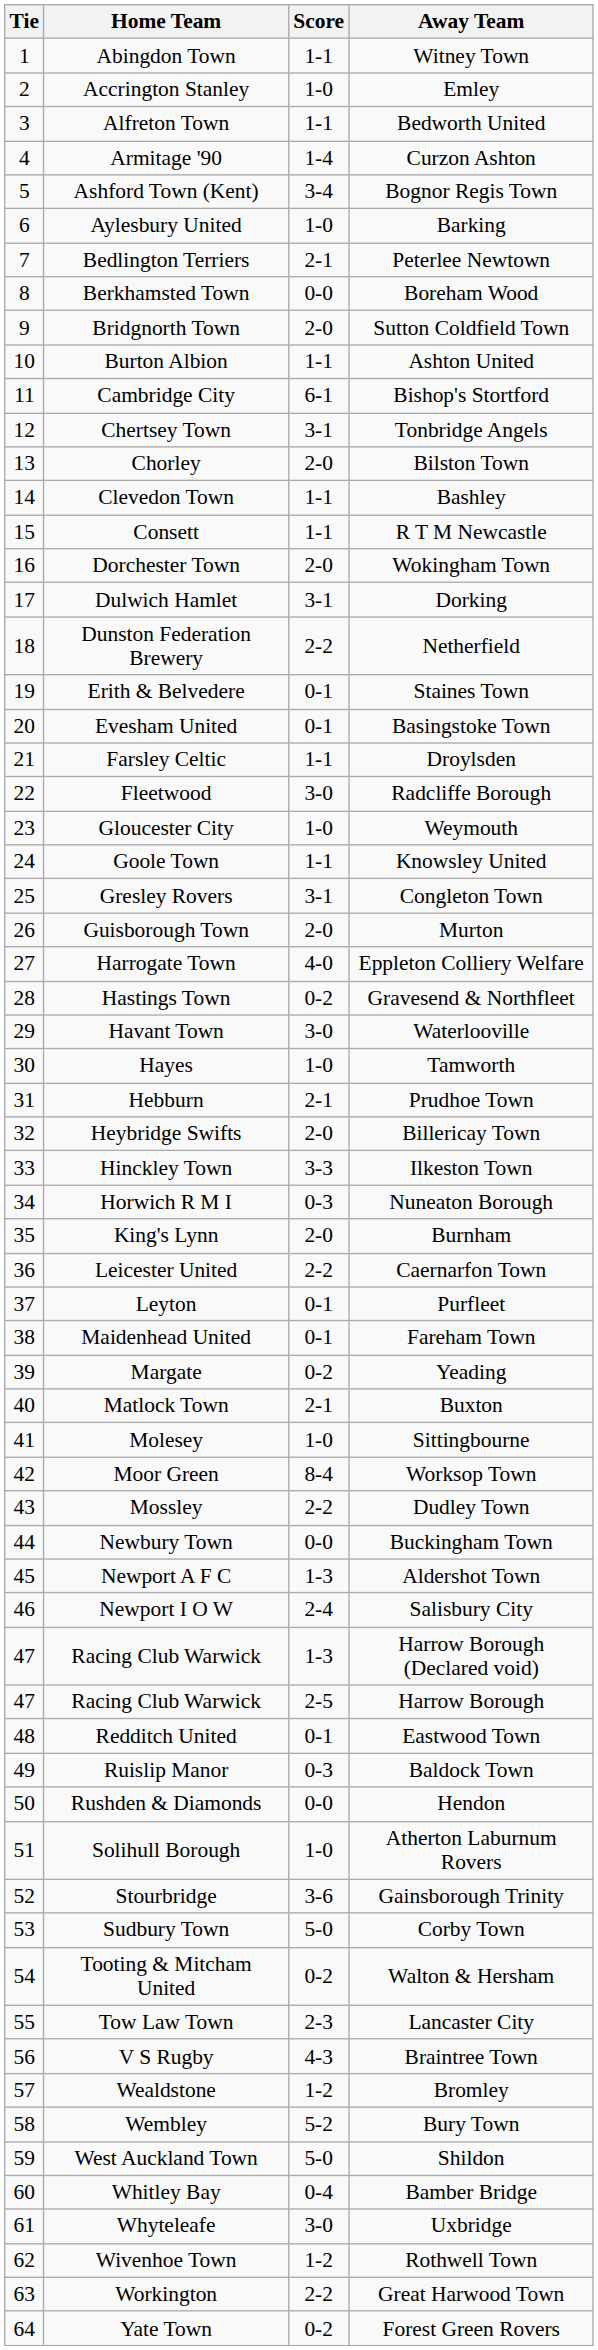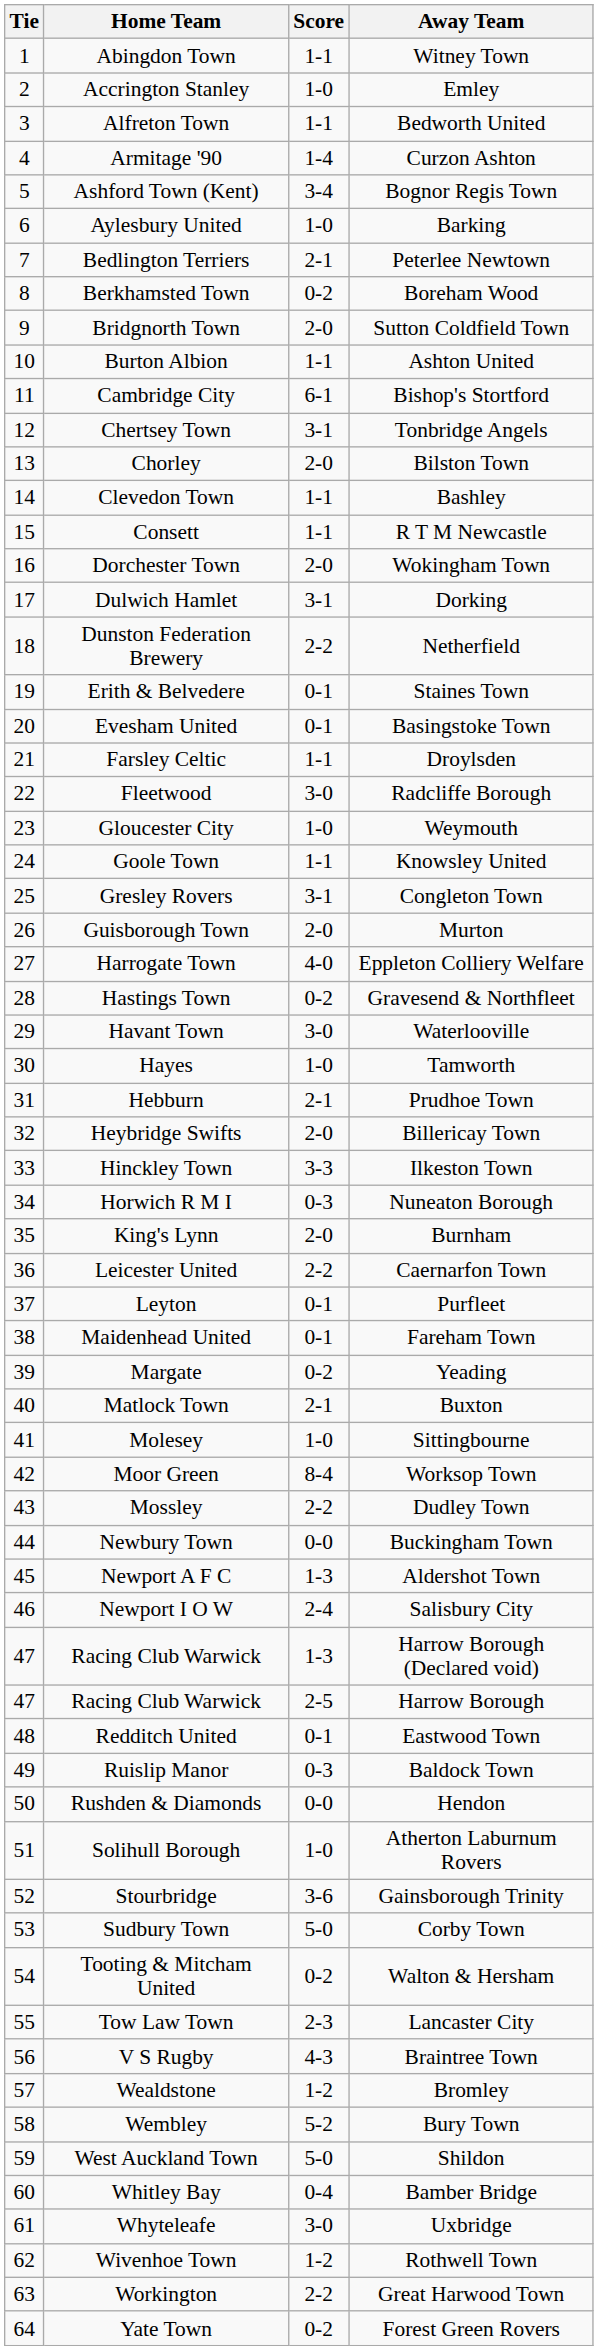(319, 293) 0-0 -> (319, 293) 0-2
